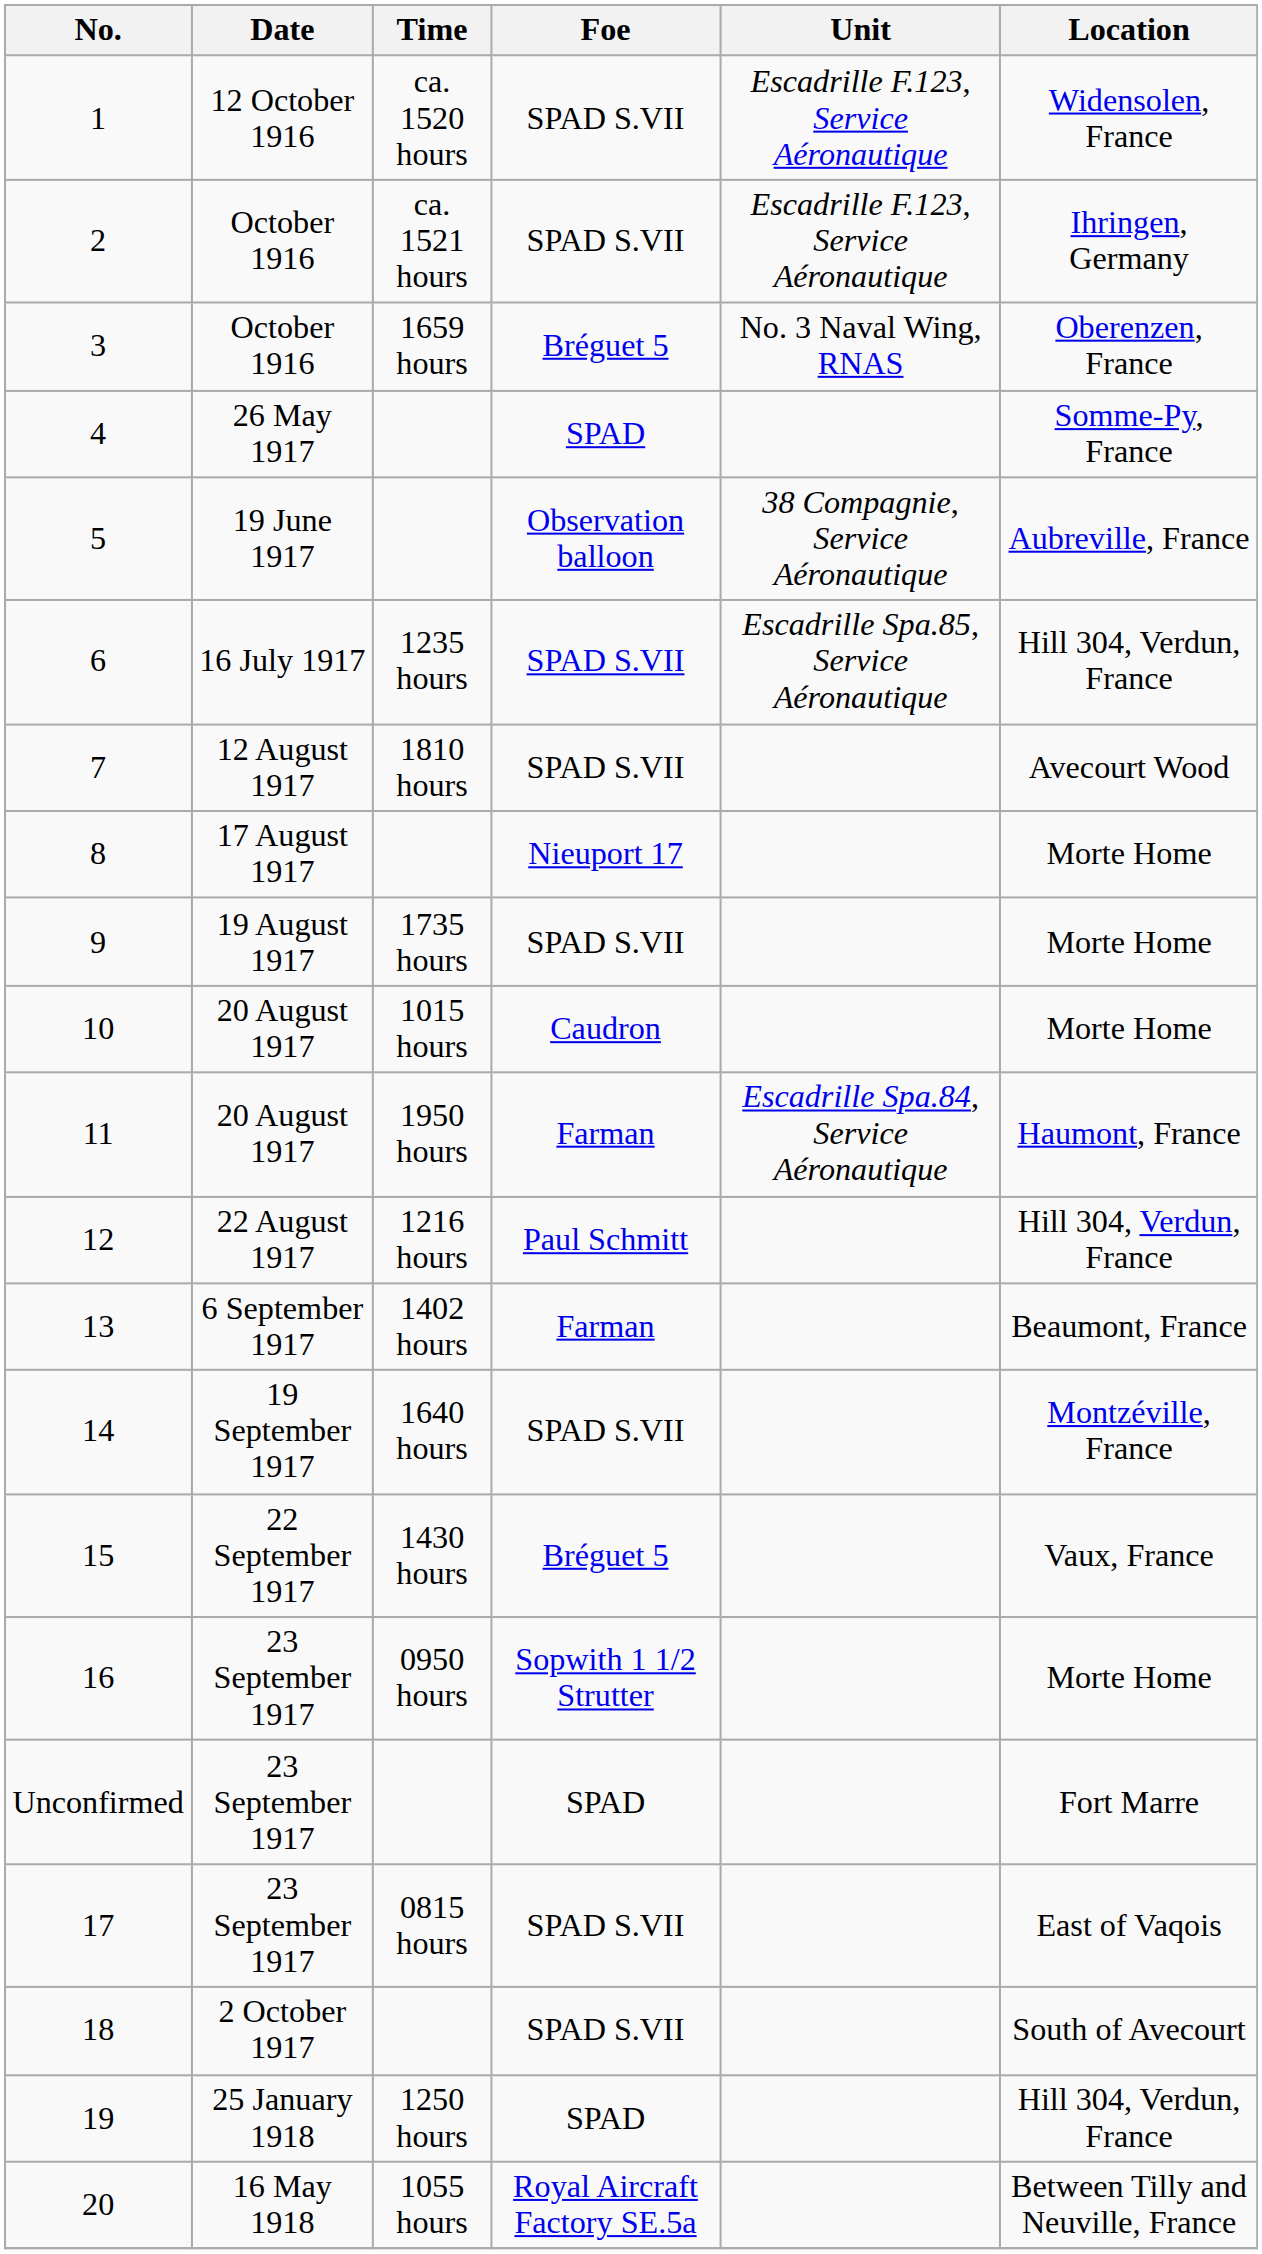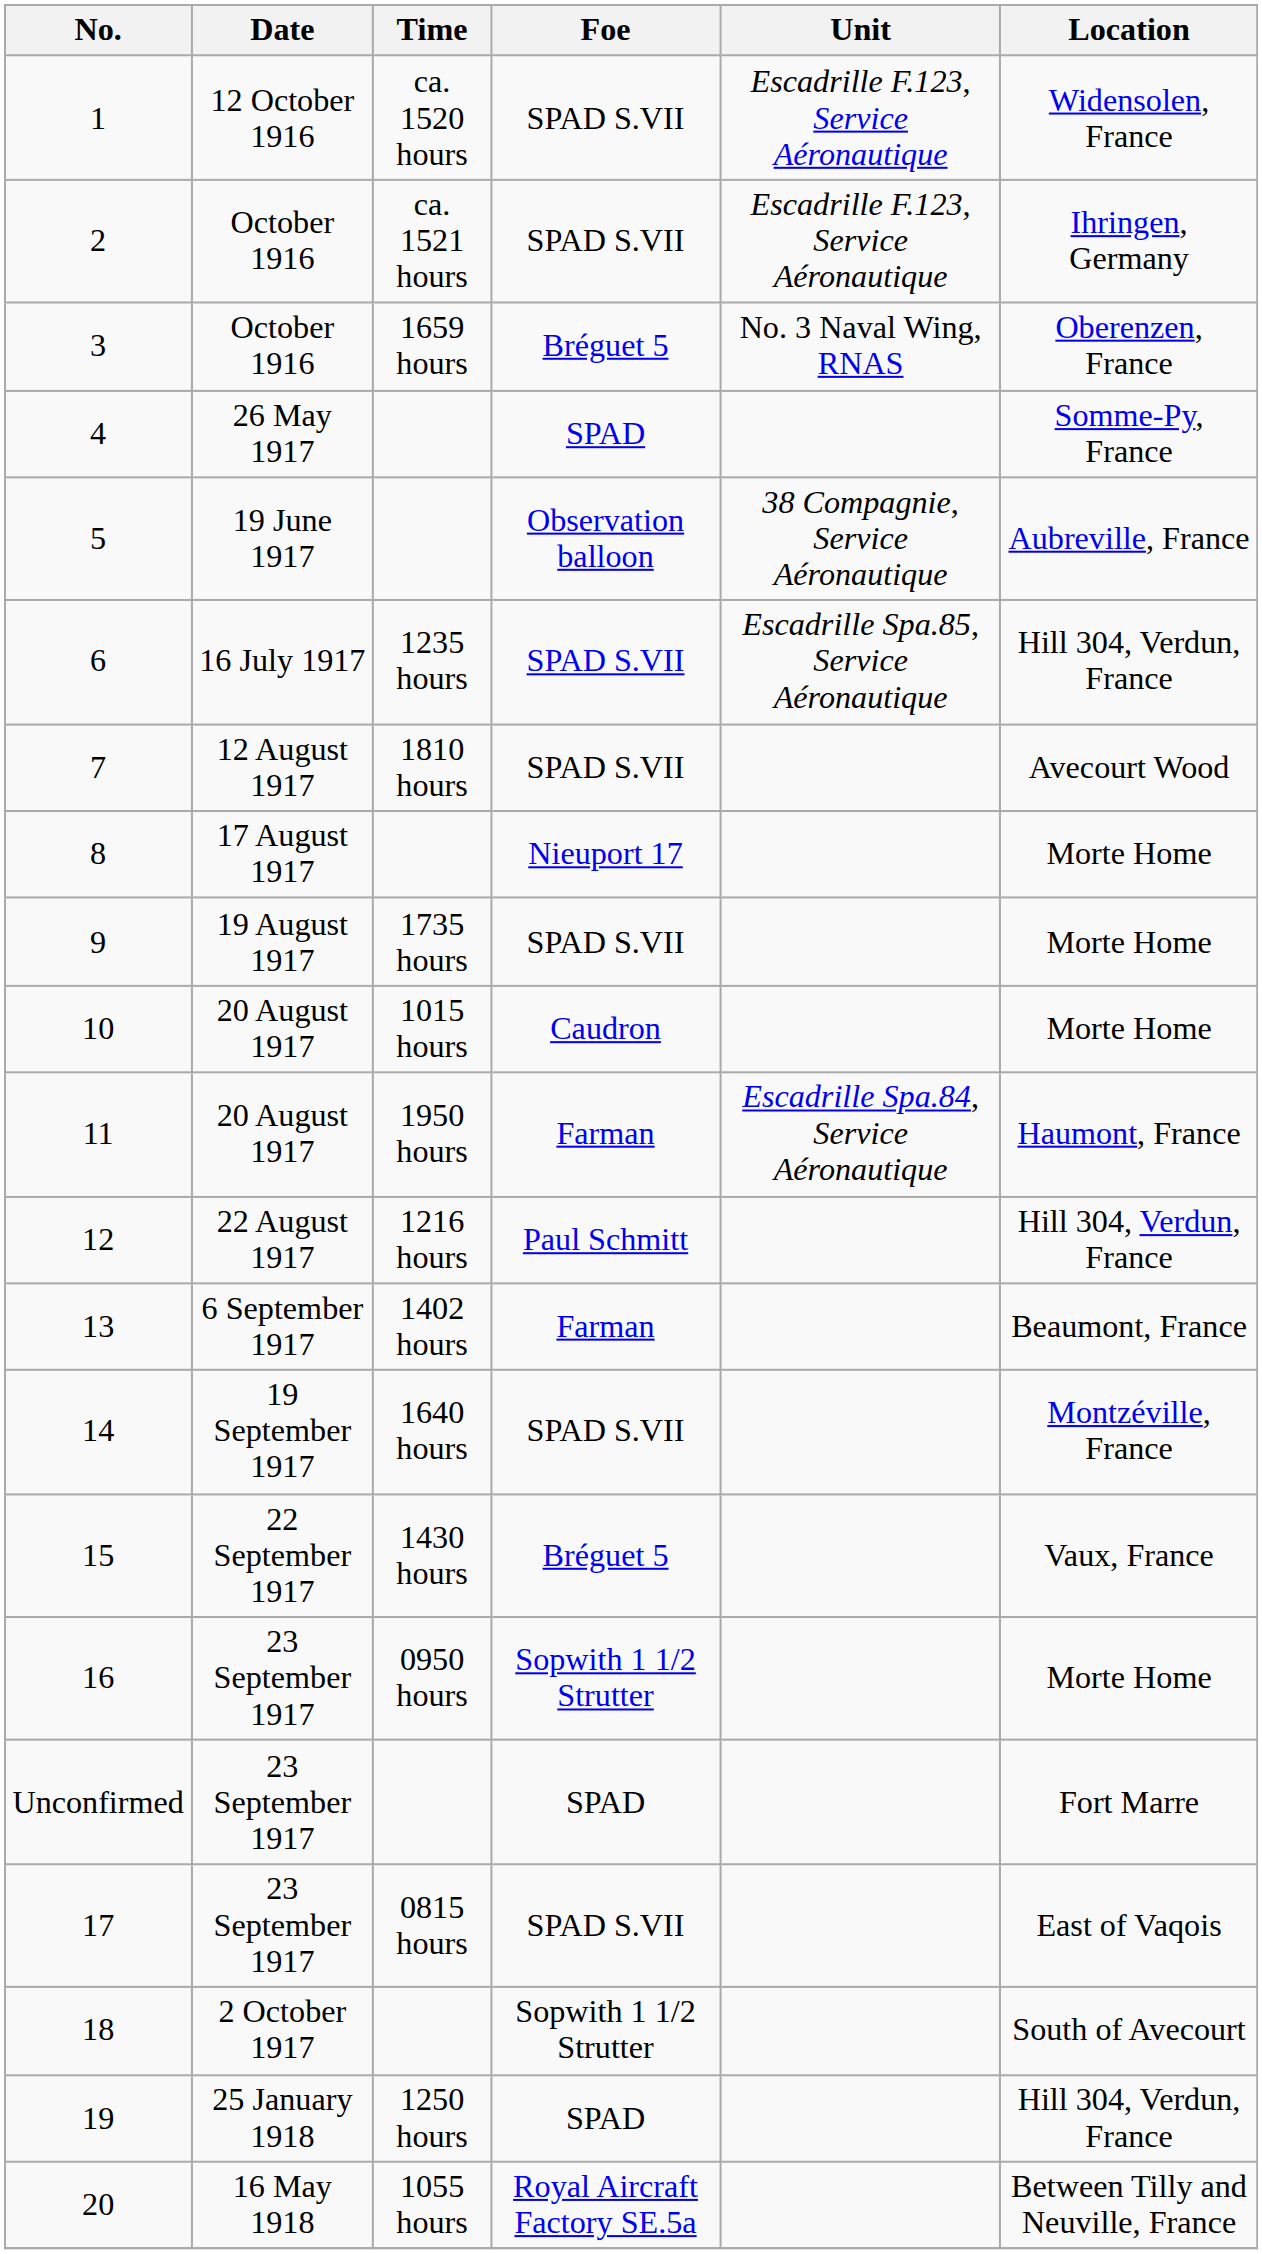(606, 2030) SPAD S.VII -> (606, 2030) Sopwith 1 1/2 Strutter
